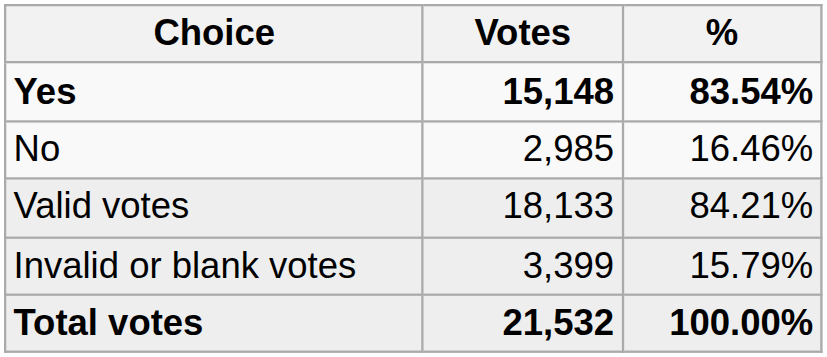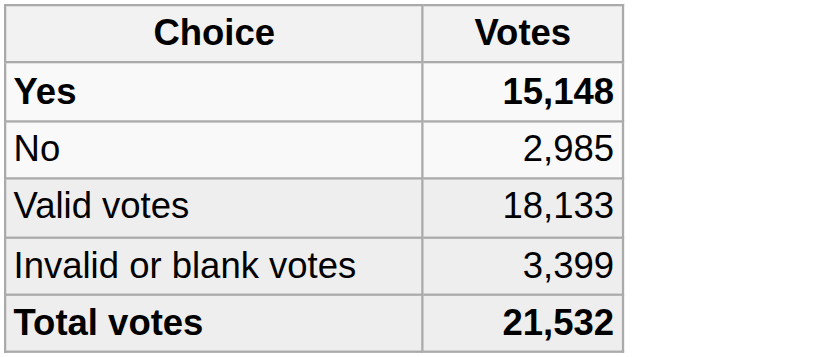- column: (722, 33)
